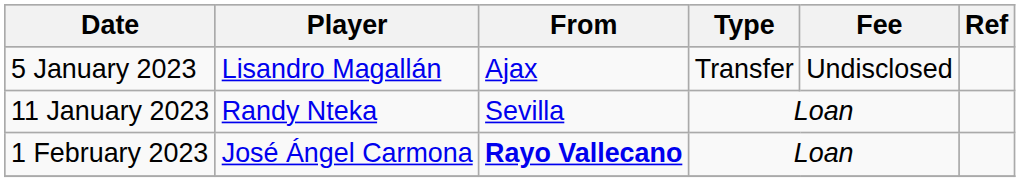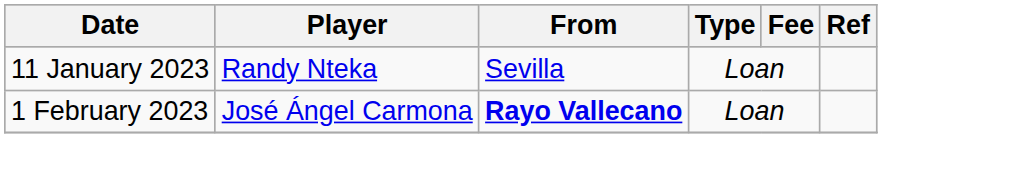- row: (104, 68)
